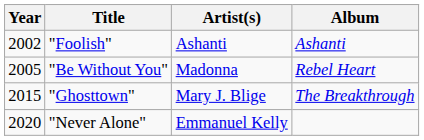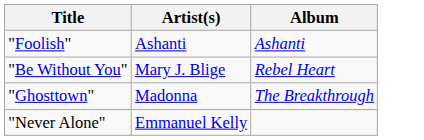- column: (25, 17)
(207, 69) Madonna -> (180, 69) Mary J. Blige
(221, 95) Mary J. Blige -> (166, 95) Madonna
